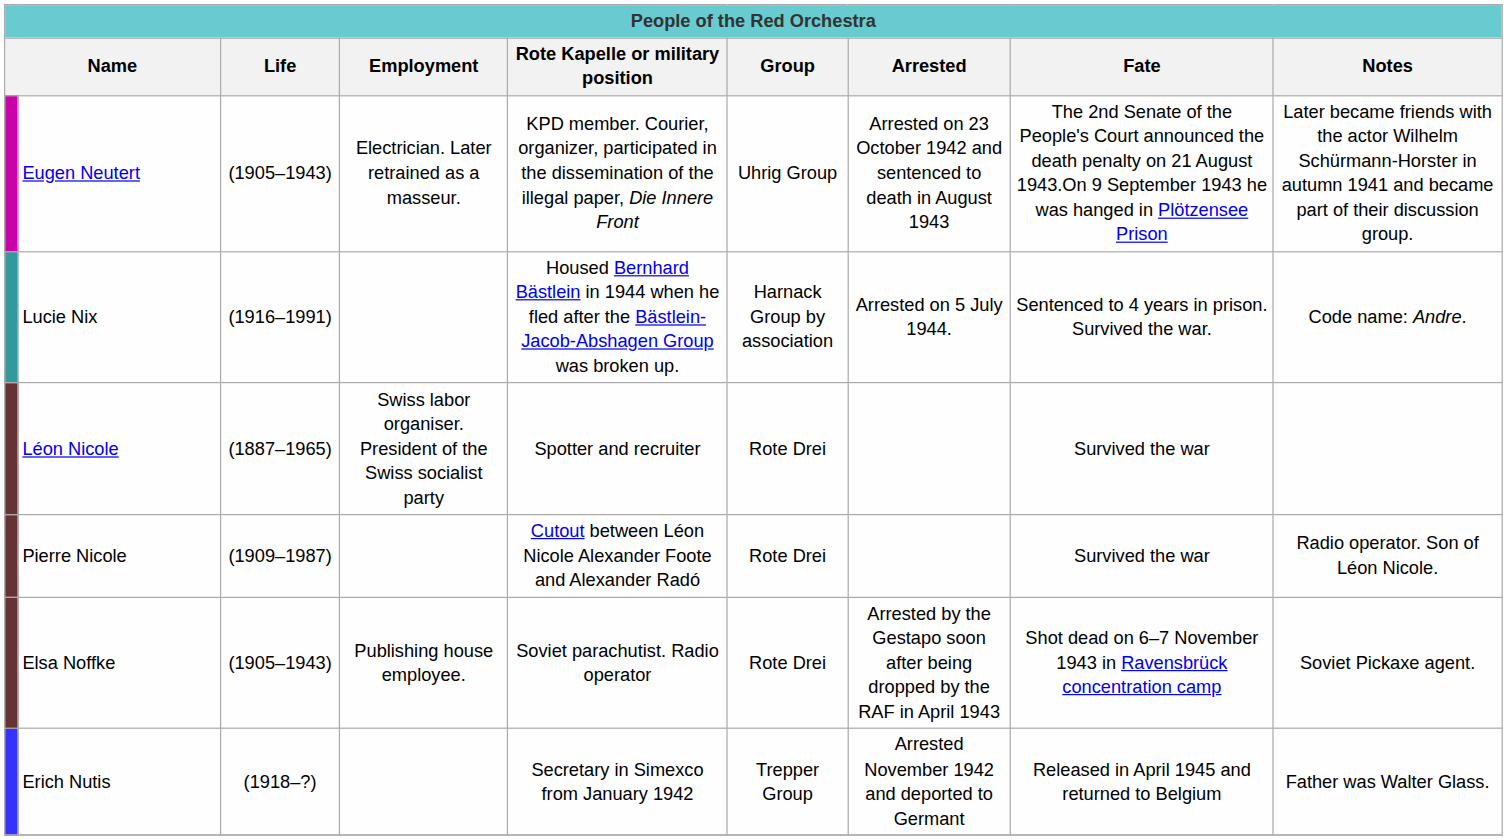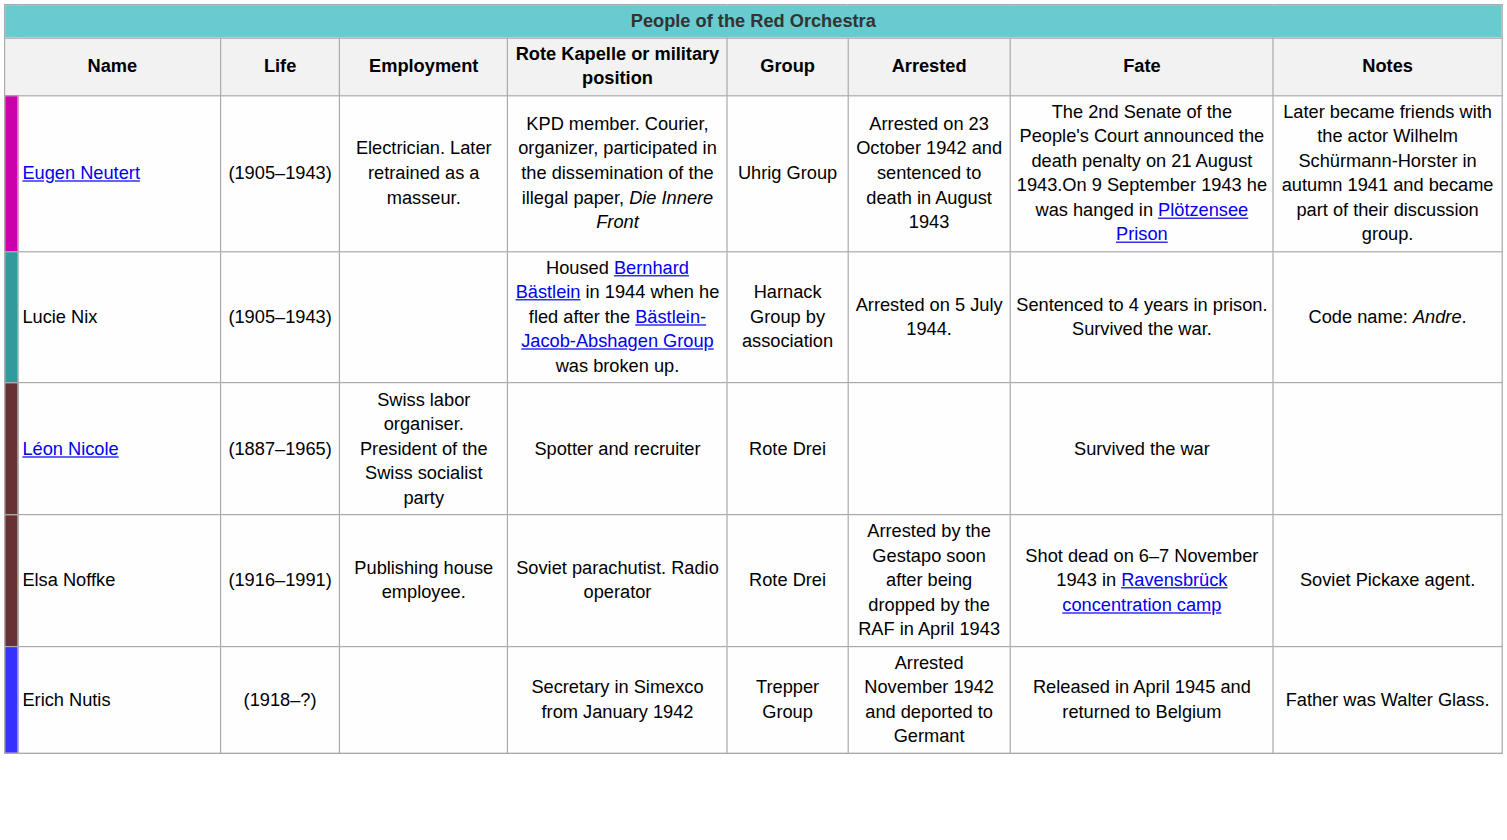(280, 317) (1916–1991) -> (280, 317) (1905–1943)
- row: (75, 555)
(280, 662) (1905–1943) -> (280, 580) (1916–1991)
